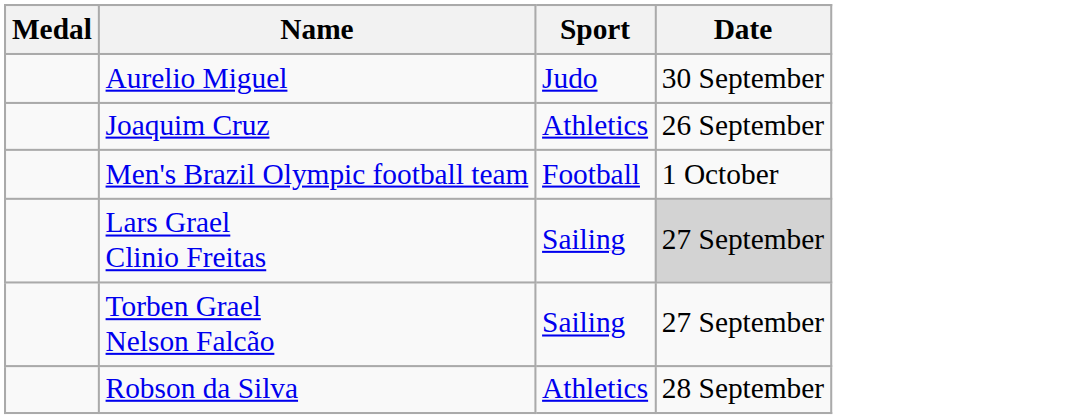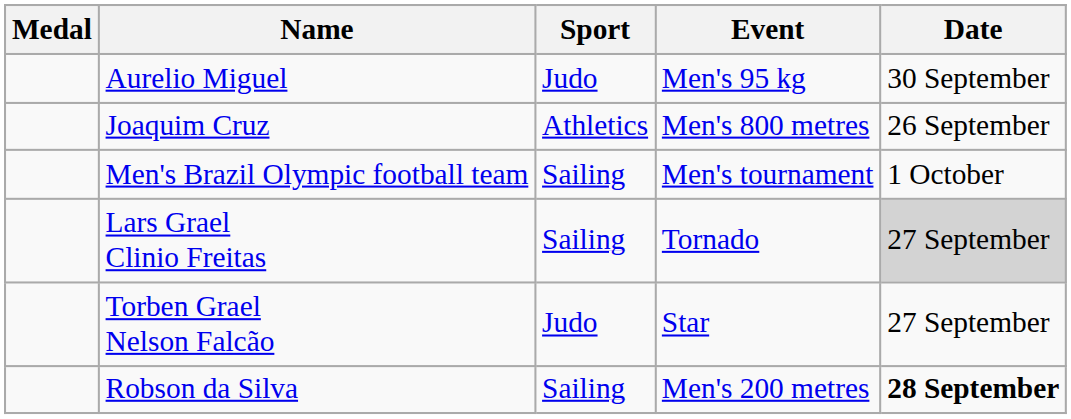+ column: (768, 29)
(591, 174) Football -> (584, 174) Sailing
(584, 323) Sailing -> (570, 323) Judo
(595, 389) Athletics -> (584, 389) Sailing
(743, 389) normal -> (973, 389) bold
